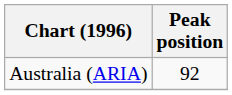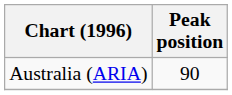(190, 73) 92 -> (190, 73) 90
